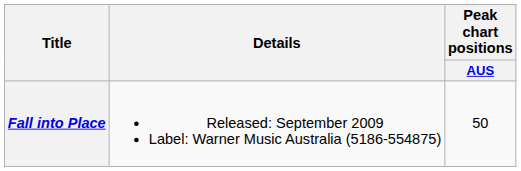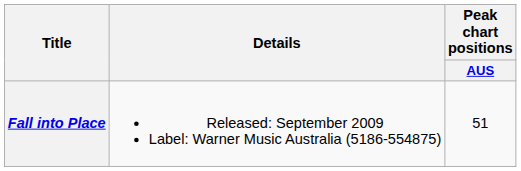(480, 123) 50 -> (480, 123) 51
